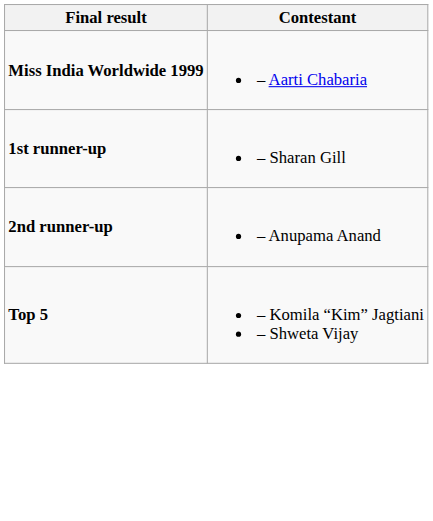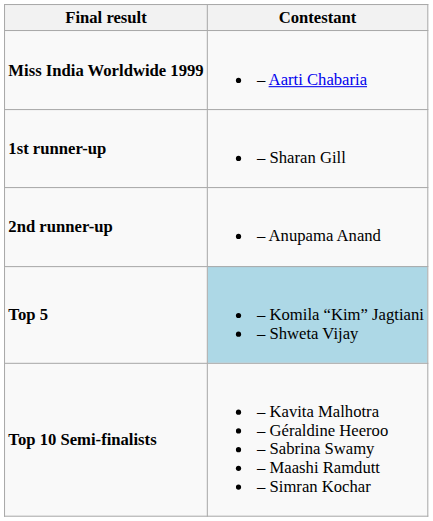(318, 324) no background -> (318, 324) lightblue background
+ row: (82, 439)
